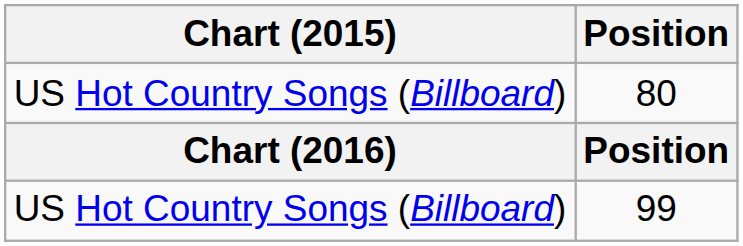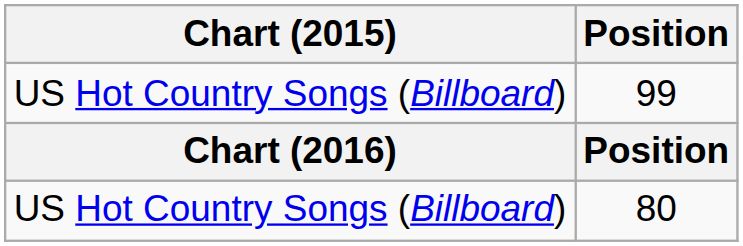rows swapped: (656, 209) <-> (656, 92)
